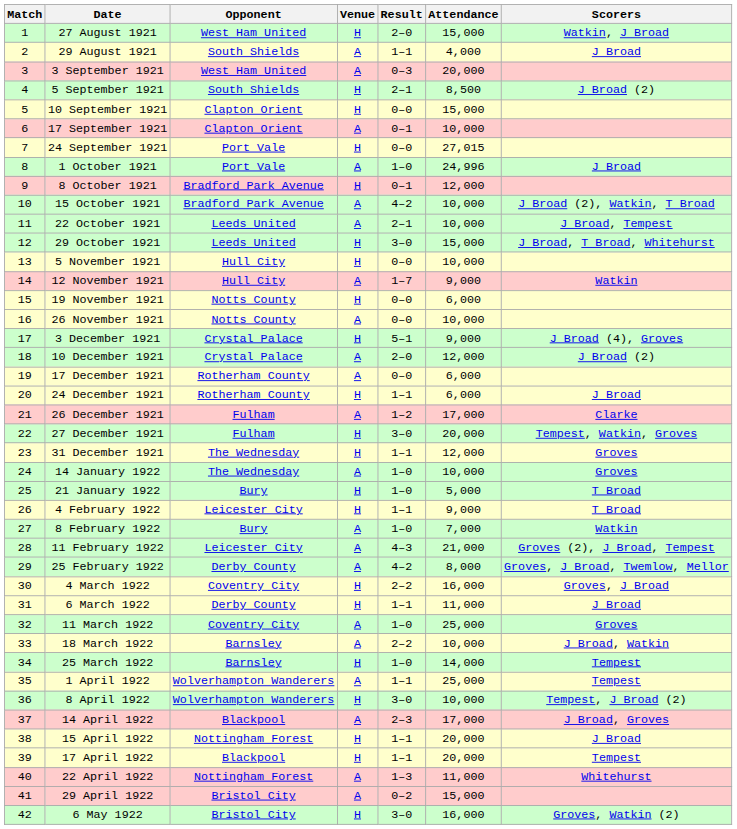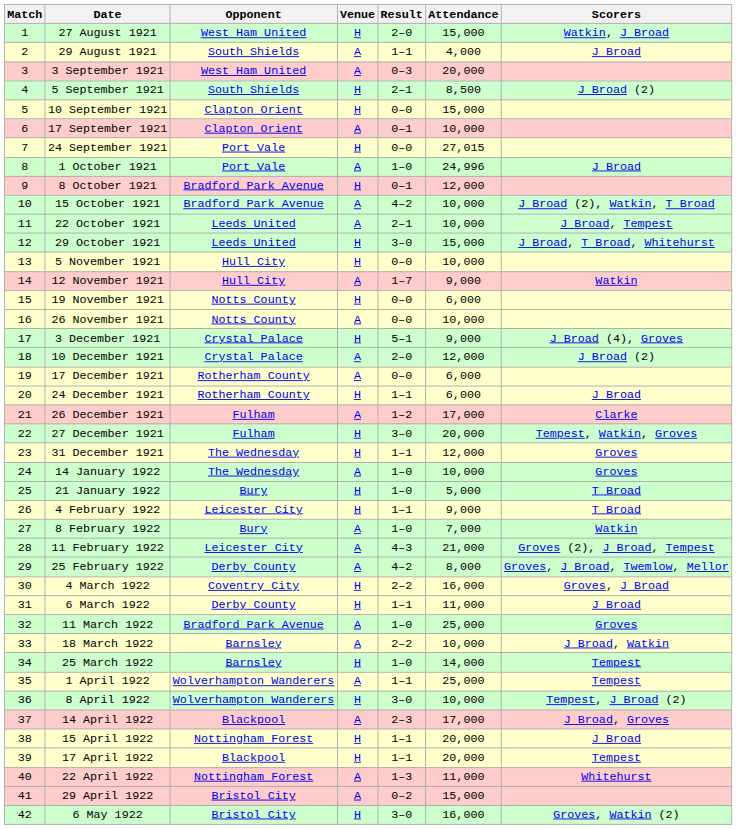(254, 624) Coventry City -> (254, 624) Bradford Park Avenue
